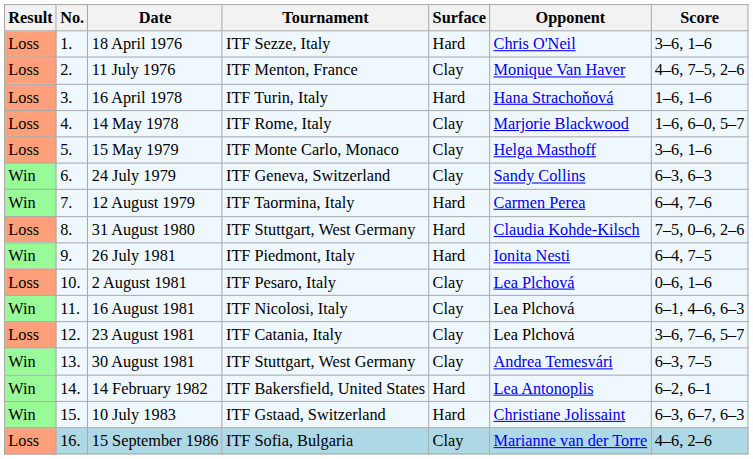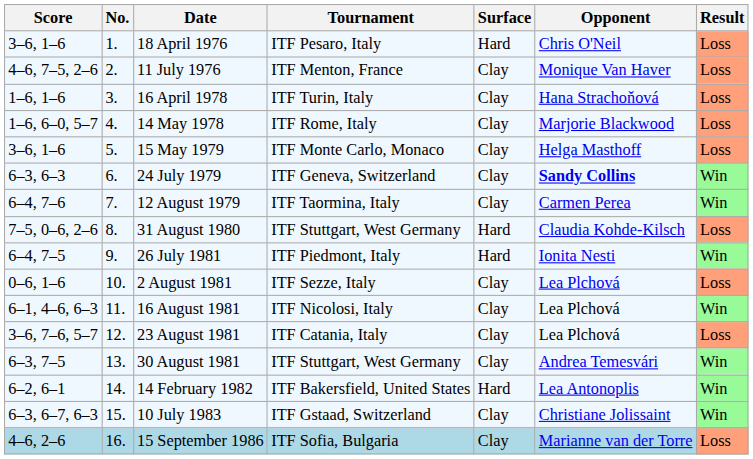columns swapped: (30, 17) <-> (700, 17)
(278, 43) ITF Sezze, Italy -> (326, 43) ITF Pesaro, Italy
(449, 96) Hard -> (493, 96) Clay
(539, 175) normal -> (587, 175) bold
(449, 202) Hard -> (493, 202) Clay
(281, 281) ITF Pesaro, Italy -> (323, 281) ITF Sezze, Italy
(449, 413) Hard -> (493, 413) Clay
